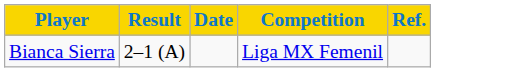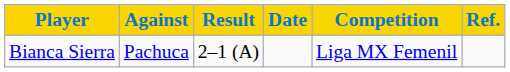+ column: (156, 19)
